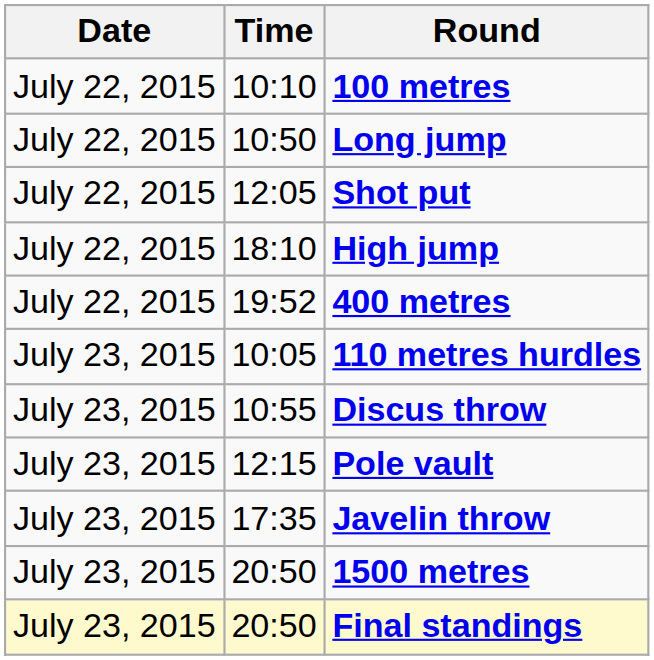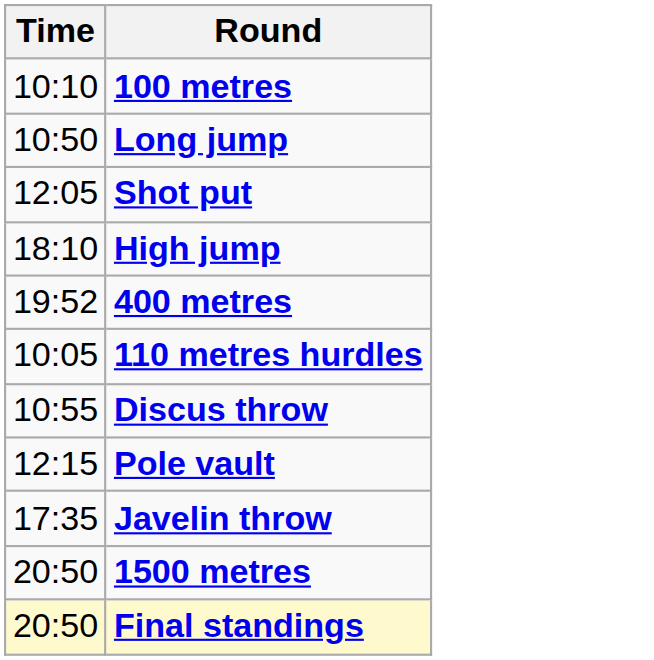- column: (114, 31)
